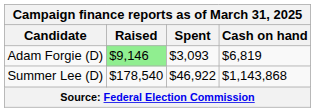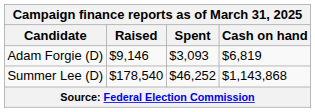(129, 55) lightgreen background -> (129, 55) no background
(193, 76) $46,922 -> (193, 76) $46,252
